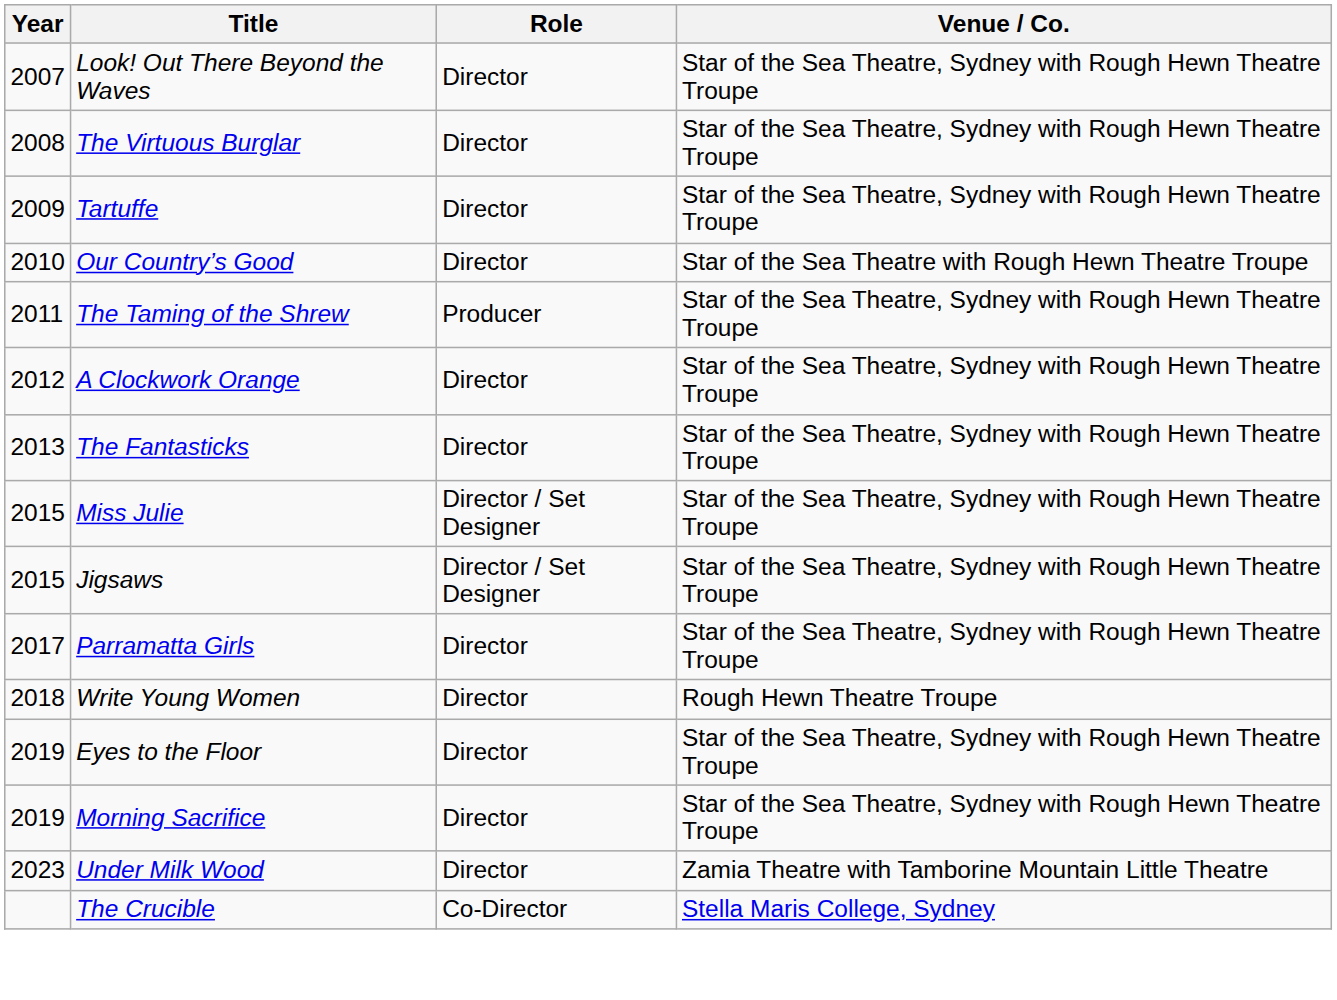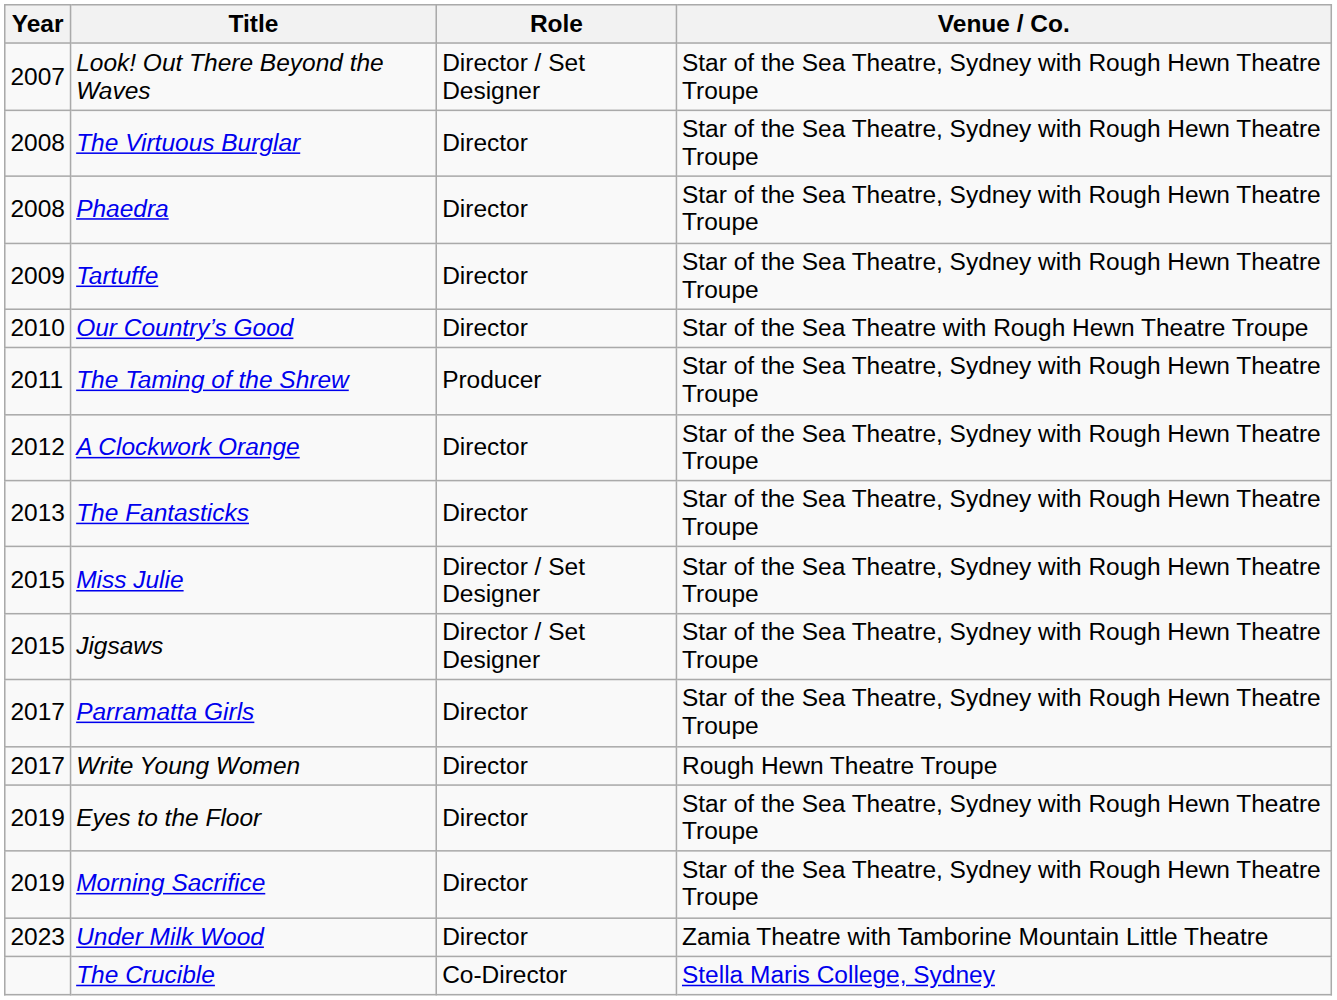(485, 76) Director -> (514, 76) Director / Set Designer
+ row: (122, 209)
(38, 698) 2018 -> (38, 765) 2017
